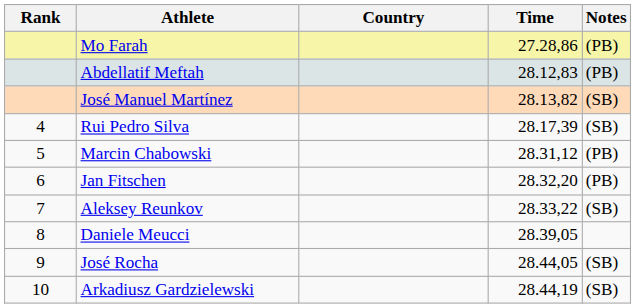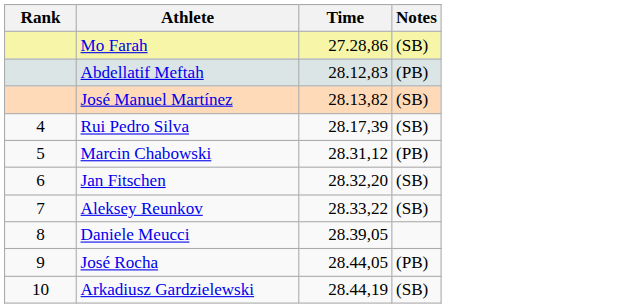- column: (393, 18)
(602, 45) (PB) -> (412, 45) (SB)
(602, 180) (PB) -> (412, 180) (SB)
(602, 262) (SB) -> (412, 262) (PB)
